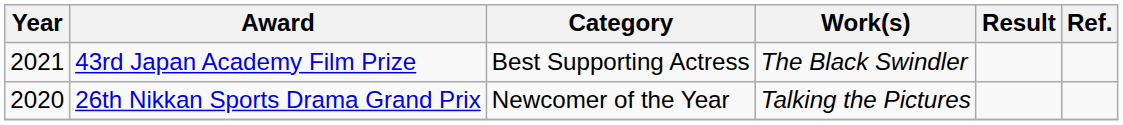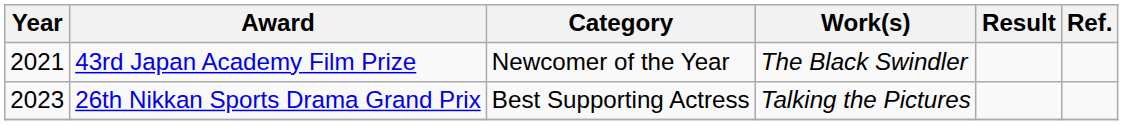(621, 61) Best Supporting Actress -> (611, 61) Newcomer of the Year
(37, 100) 2020 -> (37, 100) 2023
(611, 100) Newcomer of the Year -> (621, 100) Best Supporting Actress
